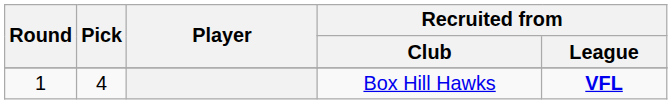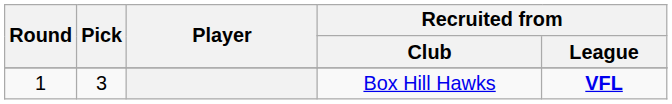(102, 83) 4 -> (102, 83) 3
